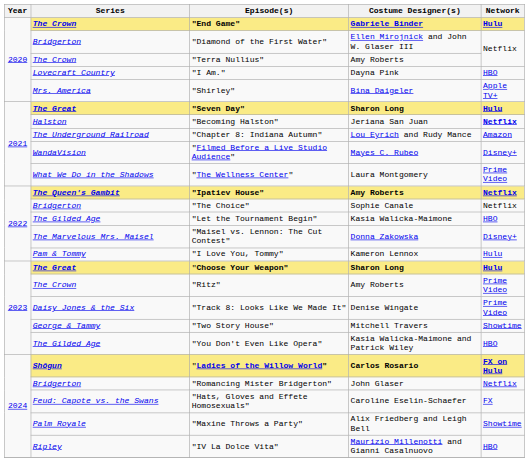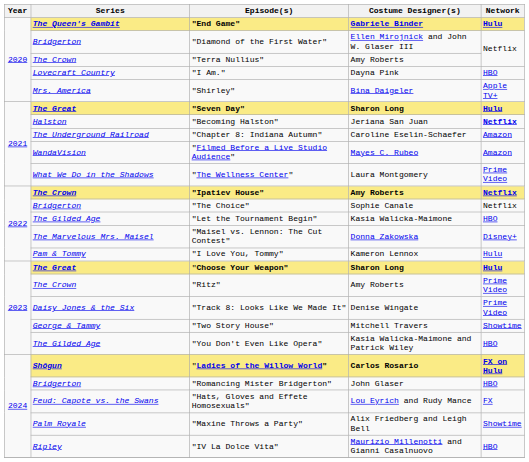(54, 24) The Crown -> (76, 24) The Queen's Gambit
(411, 135) Lou Eyrich and Rudy Mance -> (409, 135) Caroline Eselin-Schaefer
(500, 152) Disney+ -> (497, 152) Amazon
(76, 193) The Queen's Gambit -> (54, 193) The Crown
(500, 384) Netflix -> (490, 384) HBO
(409, 401) Caroline Eselin-Schaefer -> (411, 401) Lou Eyrich and Rudy Mance
